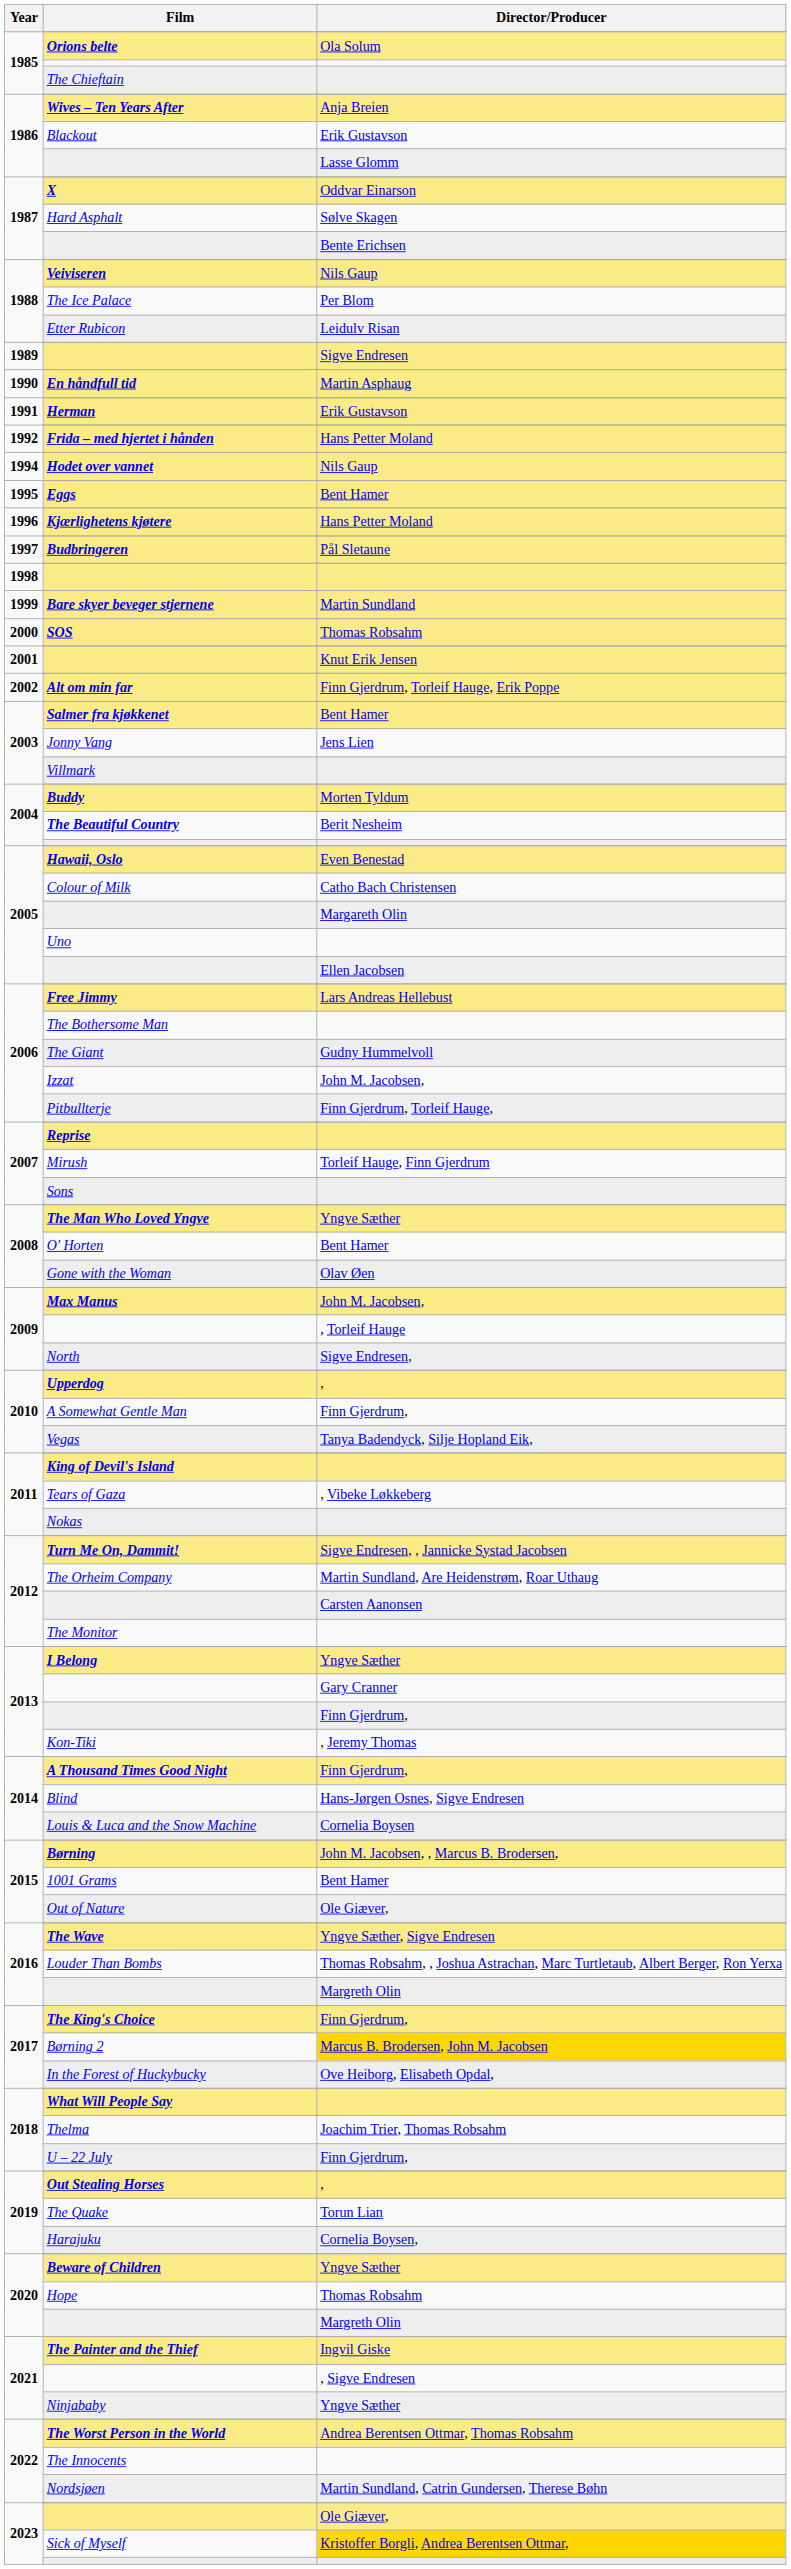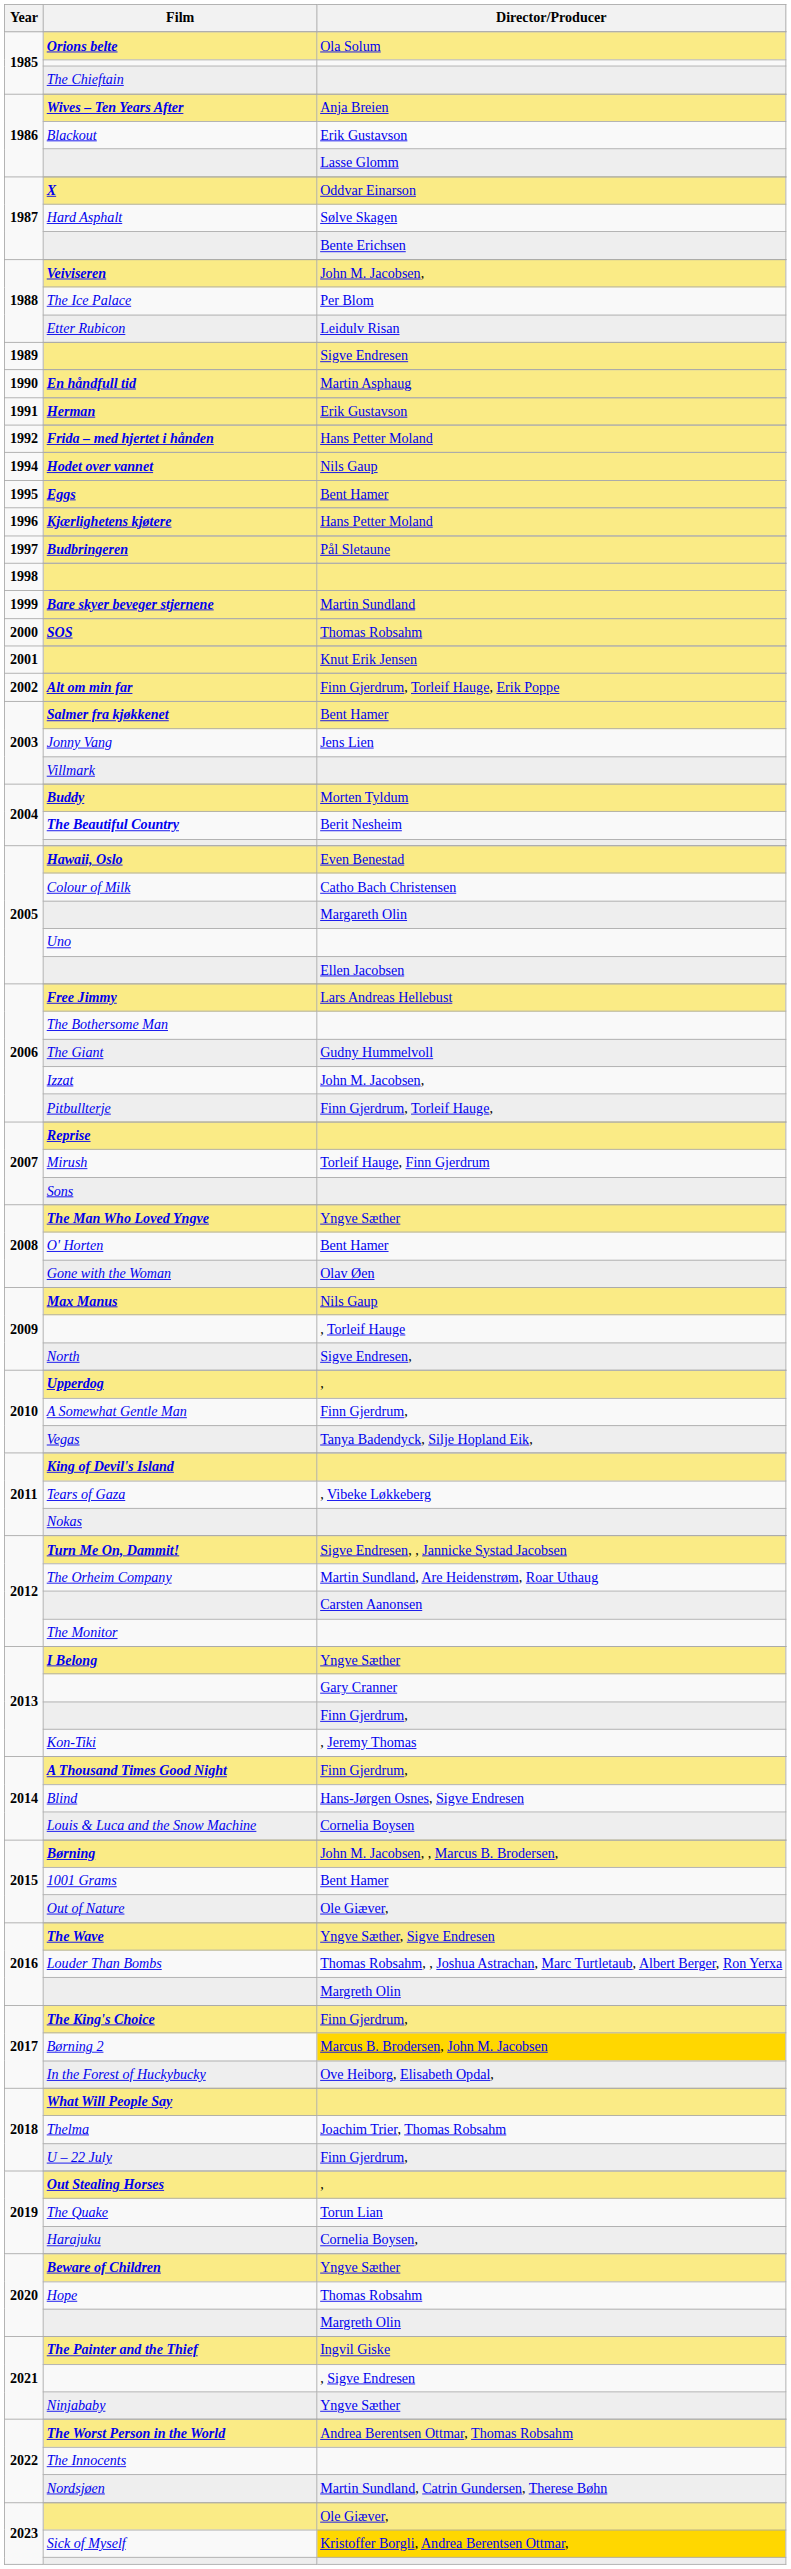(349, 273) Nils Gaup -> (372, 273) John M. Jacobsen,
(372, 1301) John M. Jacobsen, -> (349, 1301) Nils Gaup
